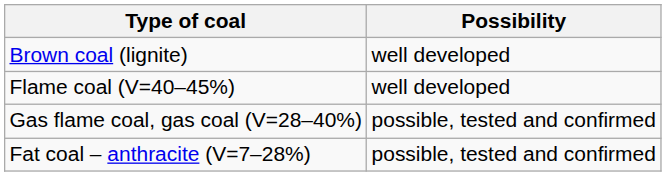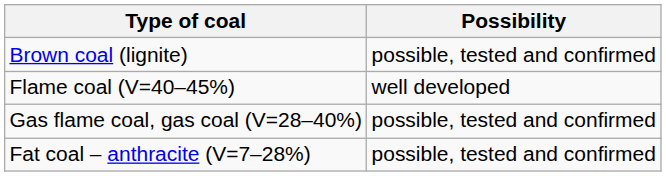(441, 54) well developed -> (514, 54) possible, tested and confirmed
